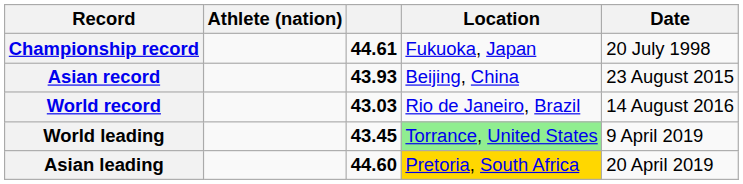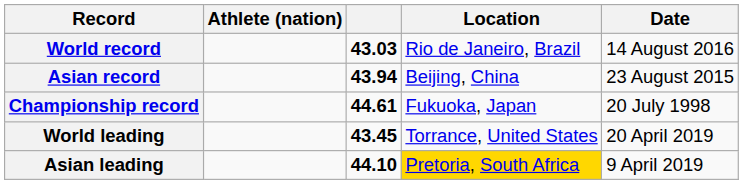rows swapped: (104, 106) <-> (104, 48)
(374, 77) 43.93 -> (374, 77) 43.94
(502, 135) lightgreen background -> (502, 135) no background
(655, 135) 9 April 2019 -> (660, 135) 20 April 2019
(374, 164) 44.60 -> (374, 164) 44.10
(660, 164) 20 April 2019 -> (655, 164) 9 April 2019
